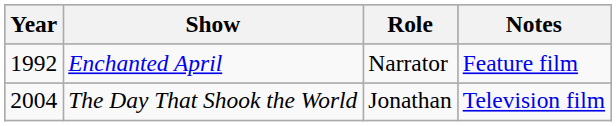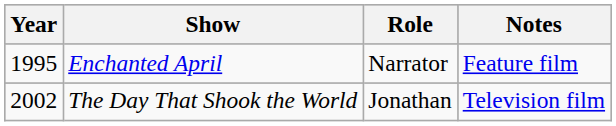(34, 62) 1992 -> (34, 62) 1995
(34, 101) 2004 -> (34, 101) 2002
